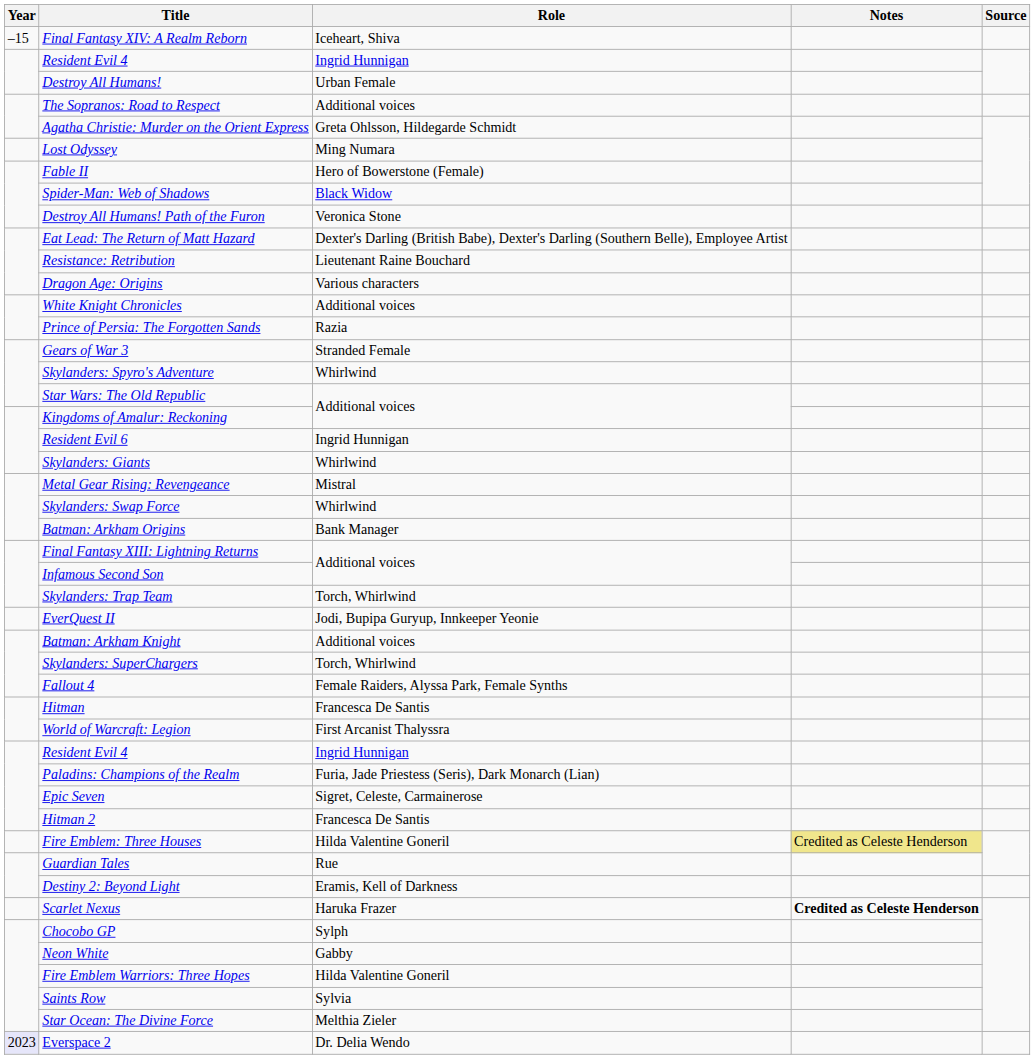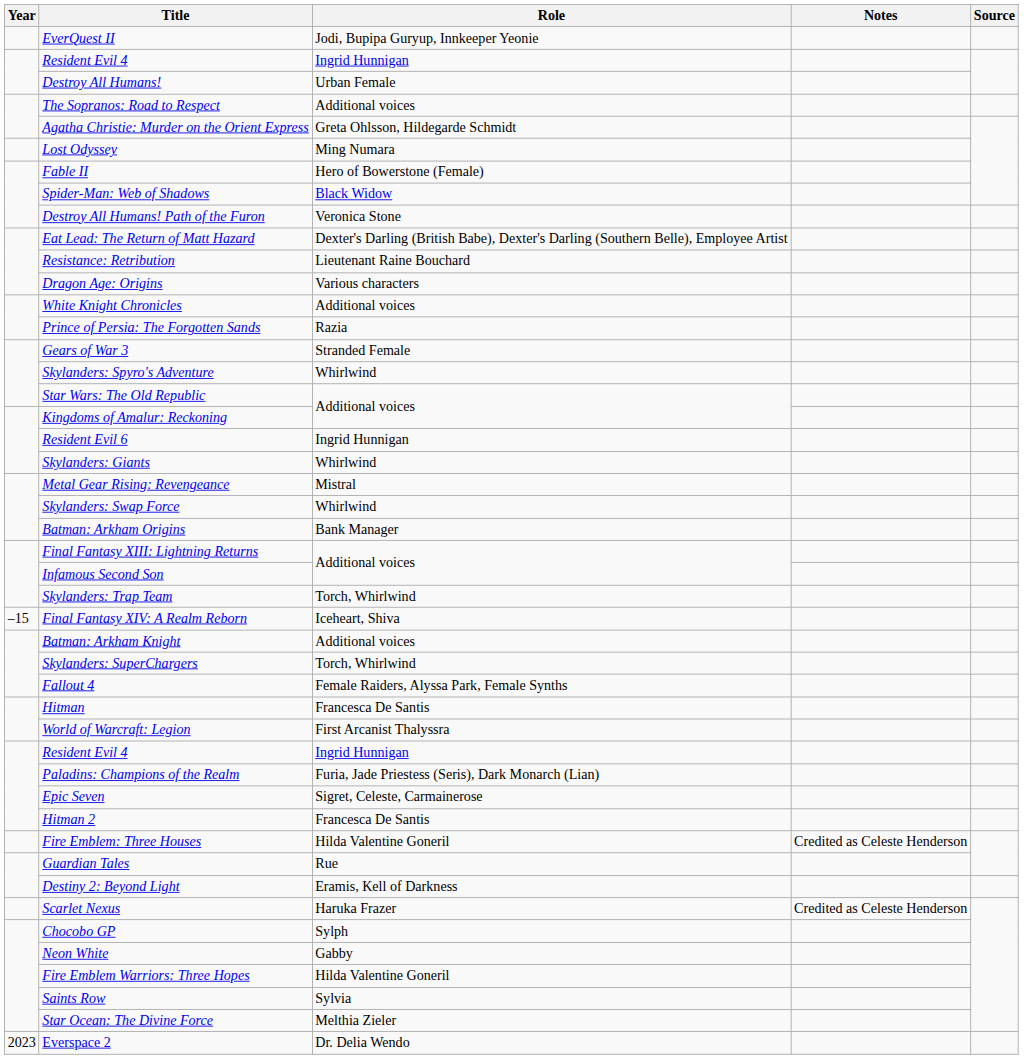rows swapped: (78, 618) <-> (145, 37)
(881, 841) khaki background -> (881, 841) no background
(886, 908) bold -> (881, 908) normal
(22, 1042) lavender background -> (22, 1042) no background
